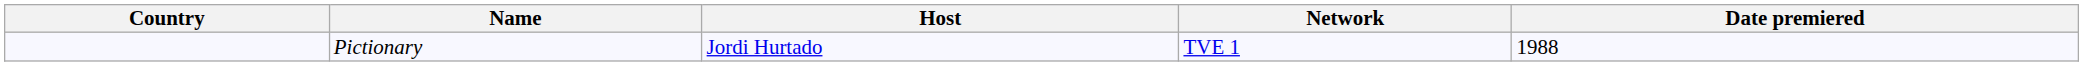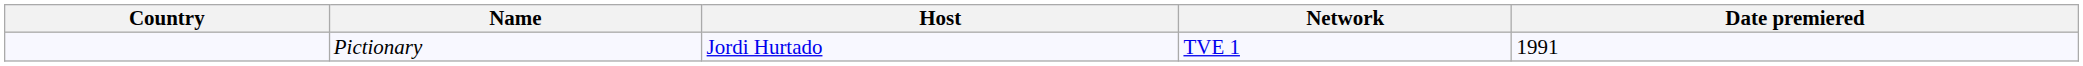(1537, 46) 1988 -> (1537, 46) 1991
